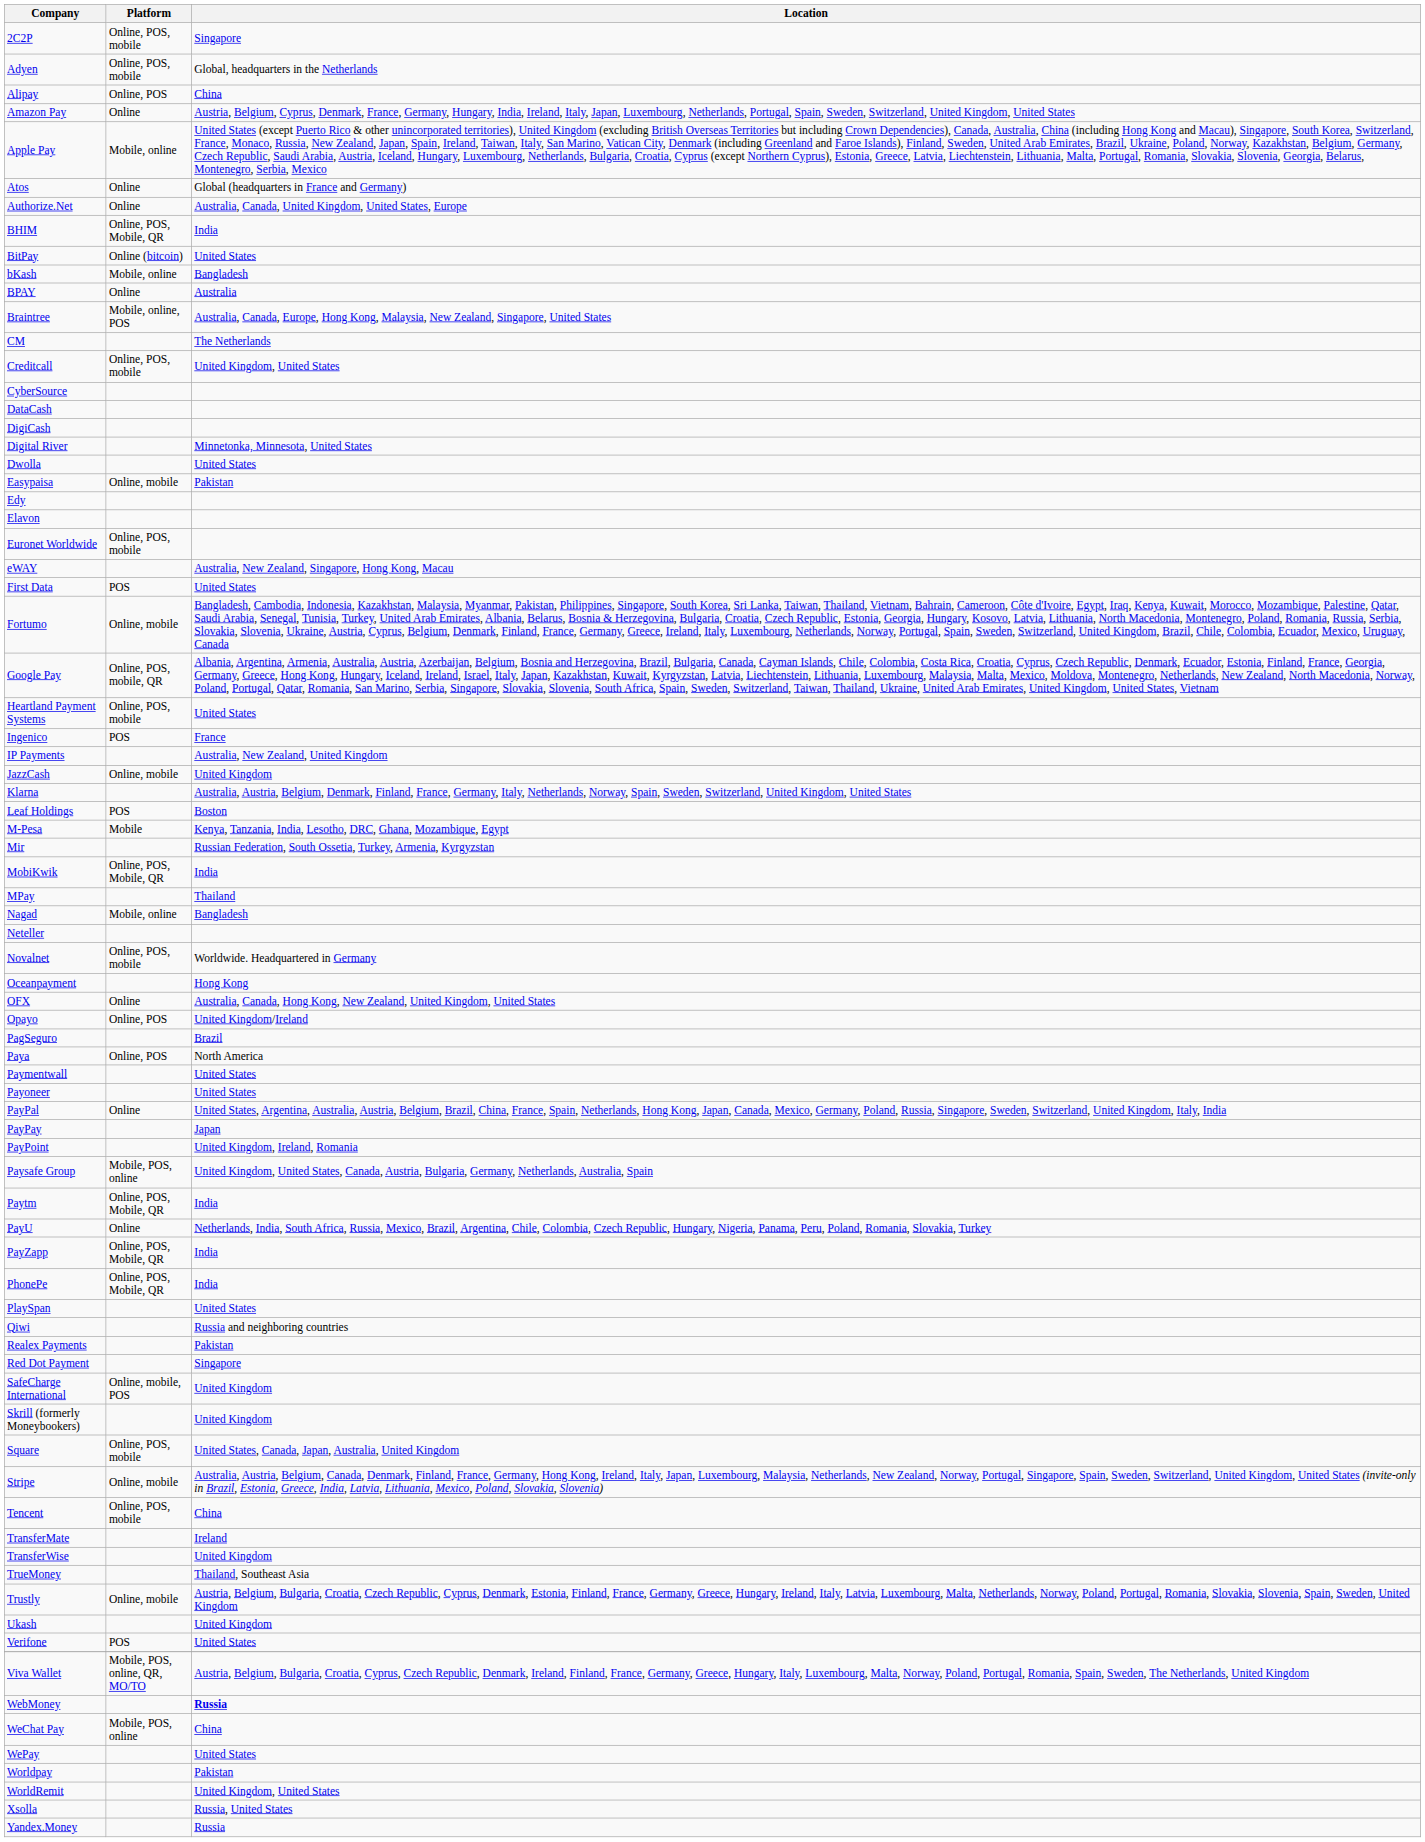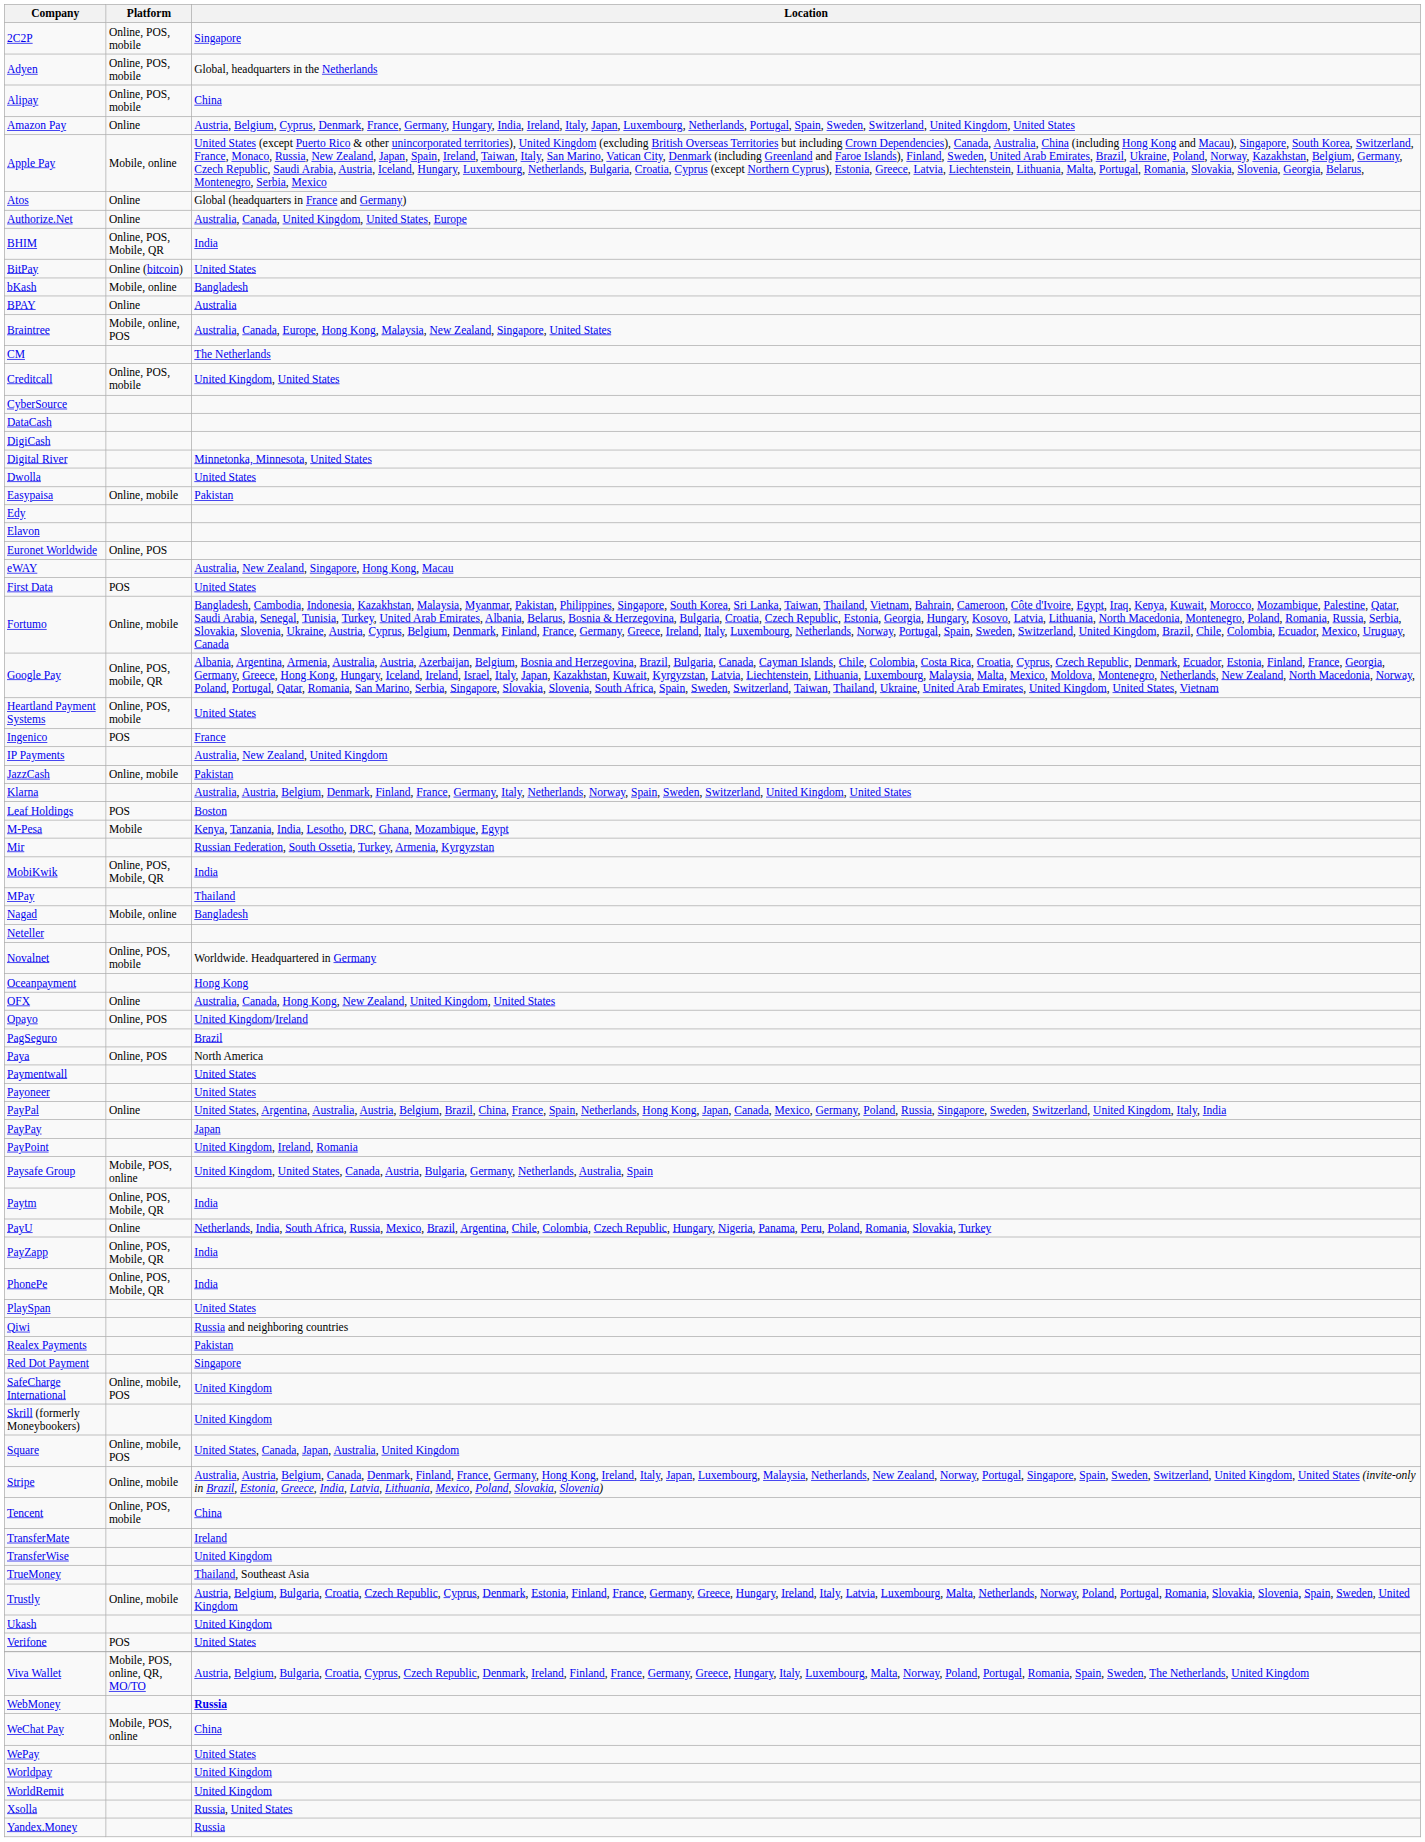(138, 94) Online, POS -> (139, 100) Online, POS, mobile
(139, 544) Online, POS, mobile -> (138, 550) Online, POS
(233, 774) United Kingdom -> (214, 774) Pakistan
(139, 1450) Online, POS, mobile -> (145, 1450) Online, mobile, POS
(214, 1772) Pakistan -> (233, 1772) United Kingdom
(267, 1790) United Kingdom, United States -> (233, 1790) United Kingdom
